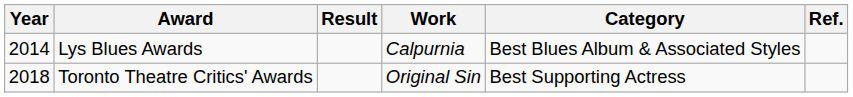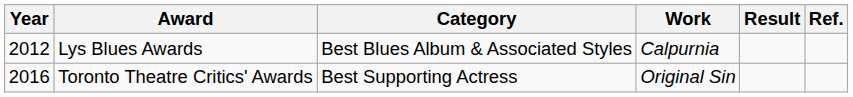columns swapped: (645, 19) <-> (349, 19)
(29, 48) 2014 -> (29, 48) 2012
(29, 77) 2018 -> (29, 77) 2016
